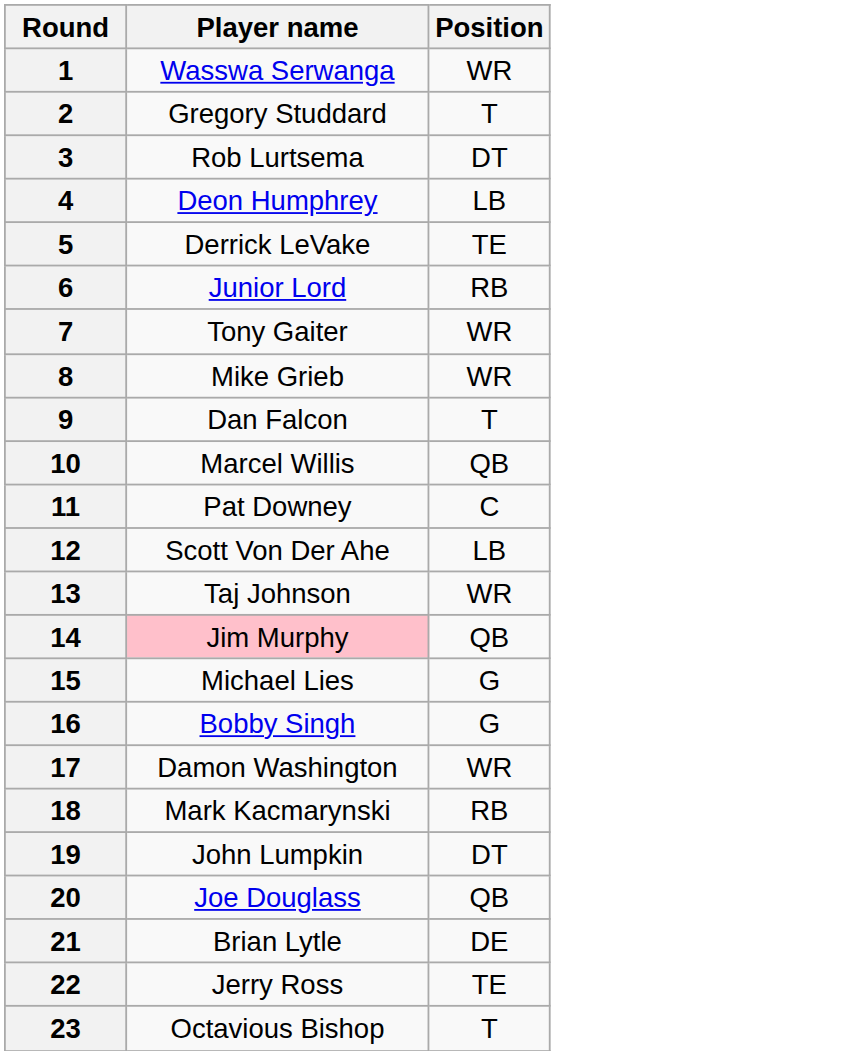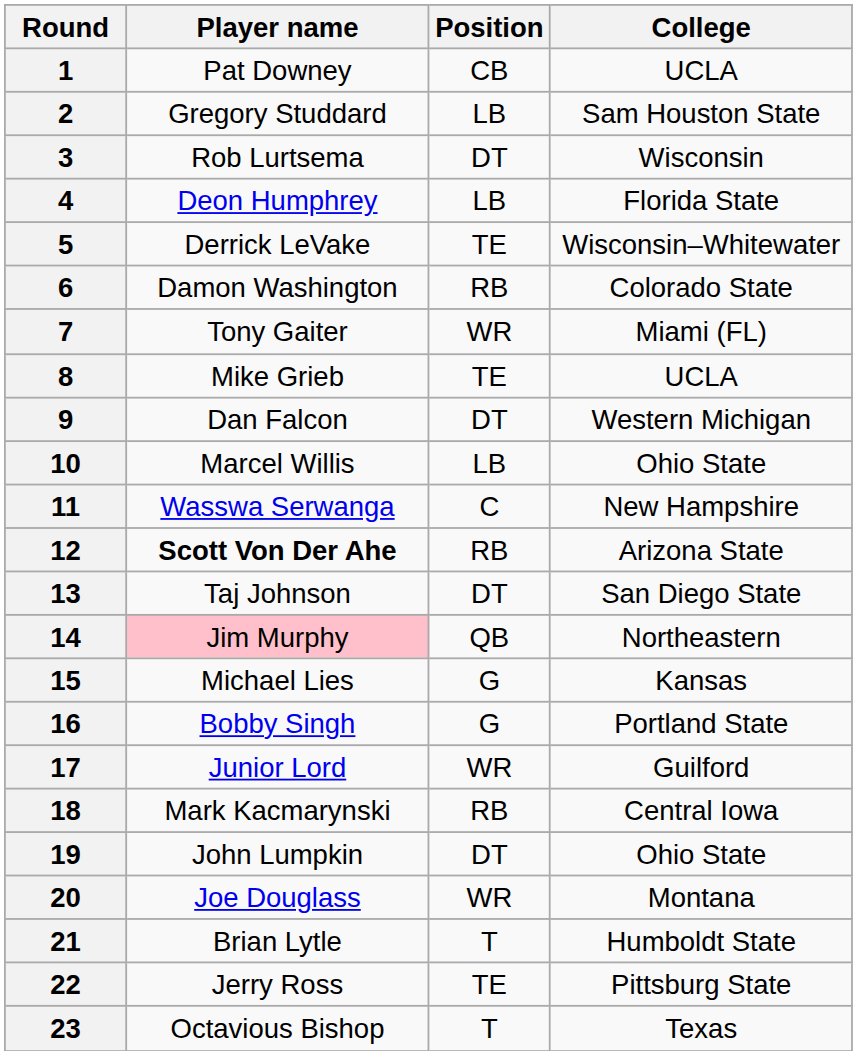+ column: (701, 27)
(277, 70) Wasswa Serwanga -> (277, 70) Pat Downey
(489, 70) WR -> (489, 70) CB
(489, 114) T -> (489, 114) LB
(277, 288) Junior Lord -> (277, 288) Damon Washington
(489, 375) WR -> (489, 375) TE
(489, 419) T -> (489, 419) DT
(489, 462) QB -> (489, 462) LB
(277, 506) Pat Downey -> (277, 506) Wasswa Serwanga
(277, 550) normal -> (277, 550) bold
(489, 550) LB -> (489, 550) RB
(489, 593) WR -> (489, 593) DT
(277, 767) Damon Washington -> (277, 767) Junior Lord
(489, 898) QB -> (489, 898) WR
(489, 941) DE -> (489, 941) T
